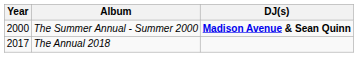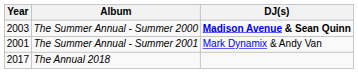(18, 28) 2000 -> (18, 28) 2003
+ row: (116, 44)
